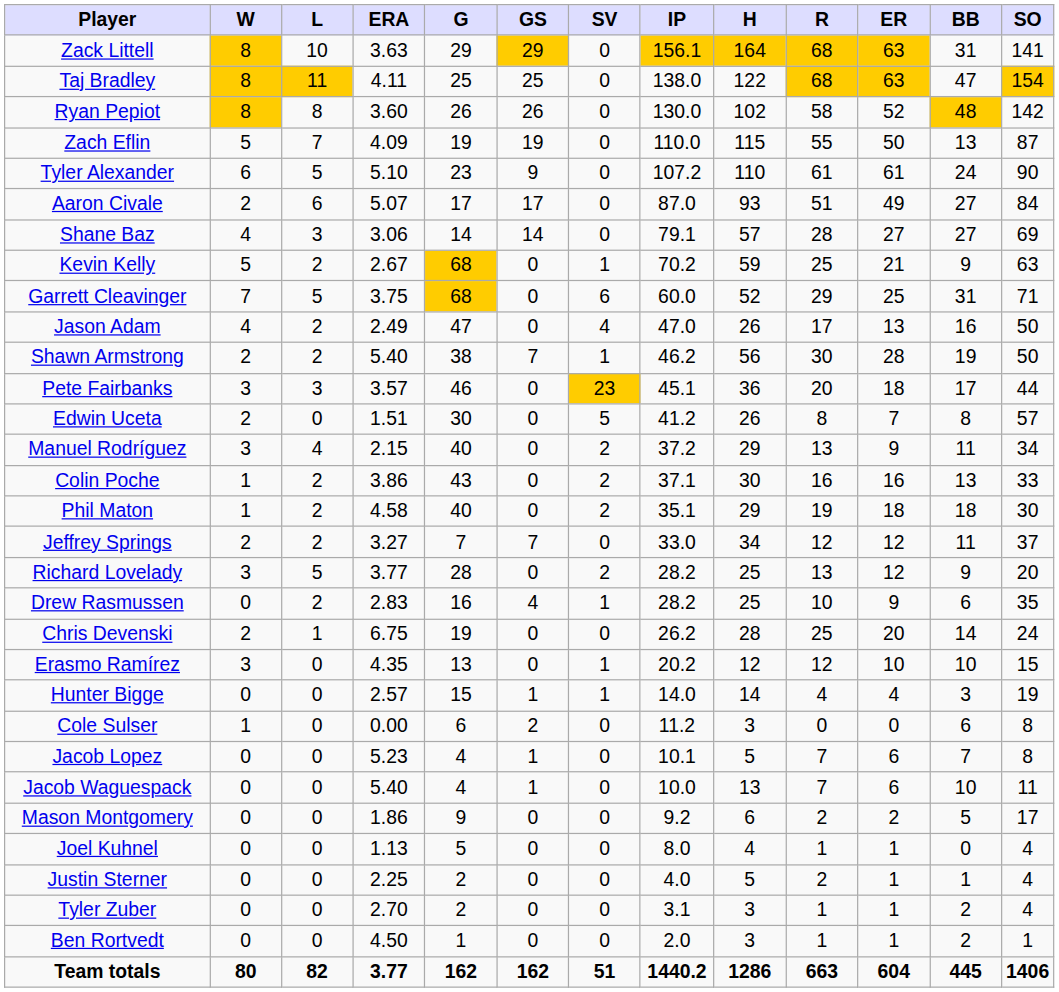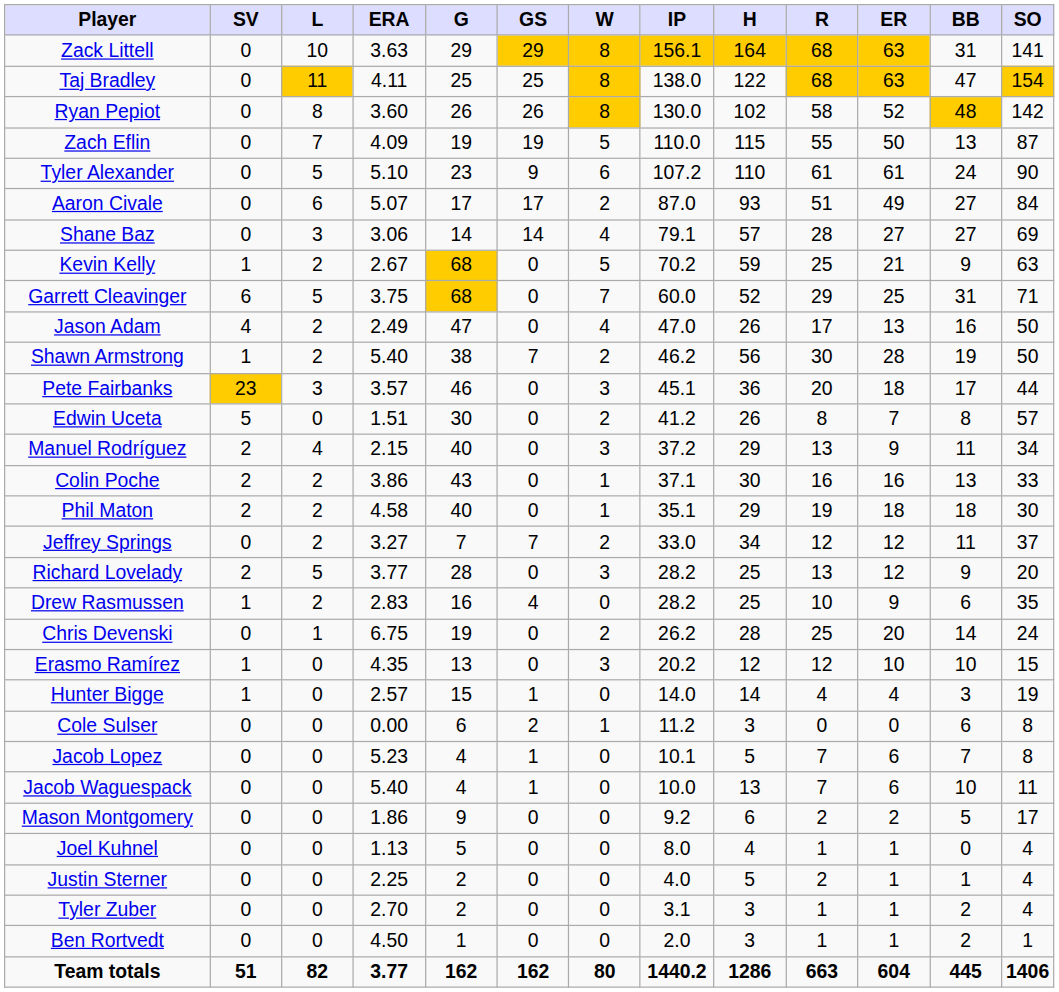columns swapped: (246, 19) <-> (605, 19)
